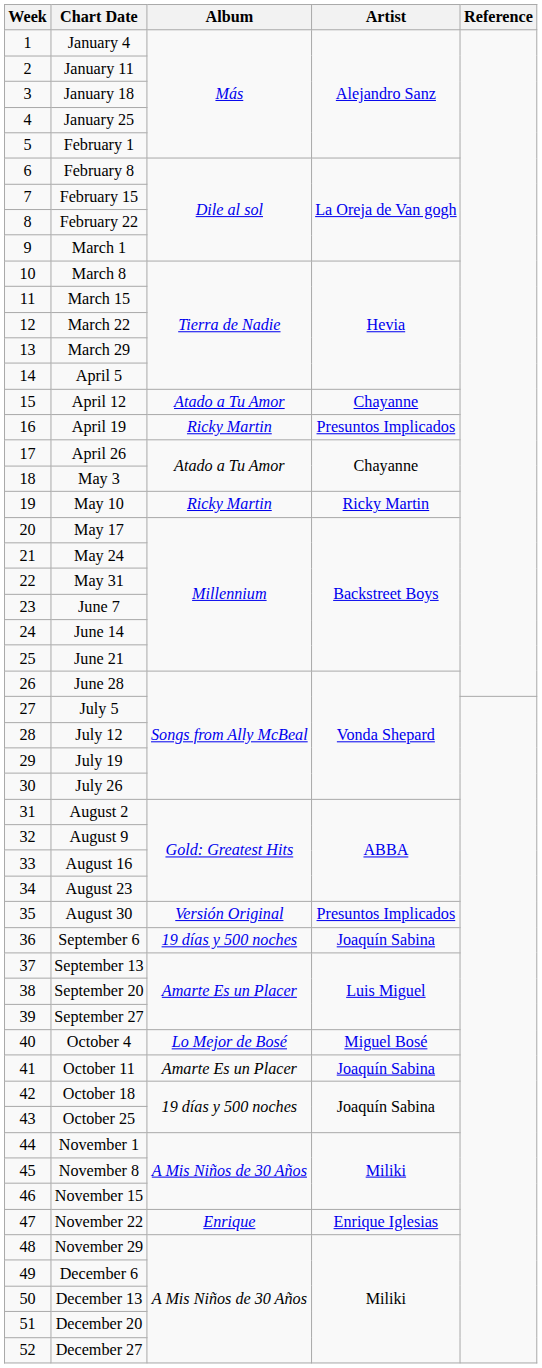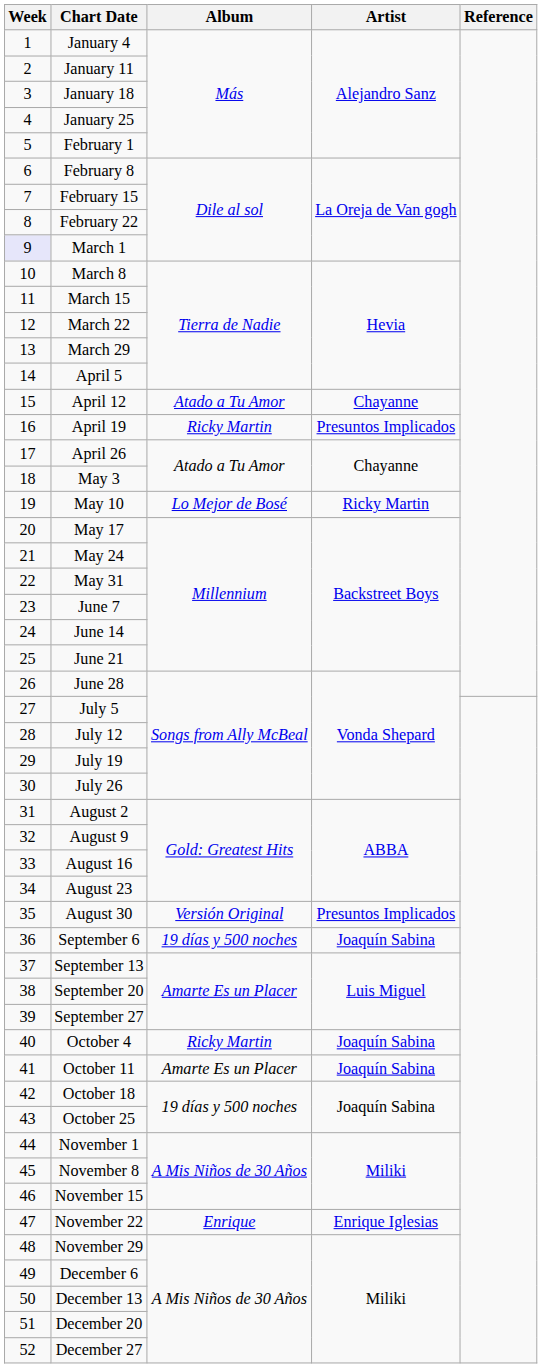(28, 247) no background -> (28, 247) lavender background
(229, 504) Ricky Martin -> (229, 504) Lo Mejor de Bosé
(229, 1042) Lo Mejor de Bosé -> (229, 1042) Ricky Martin
(386, 1042) Miguel Bosé -> (386, 1042) Joaquín Sabina
